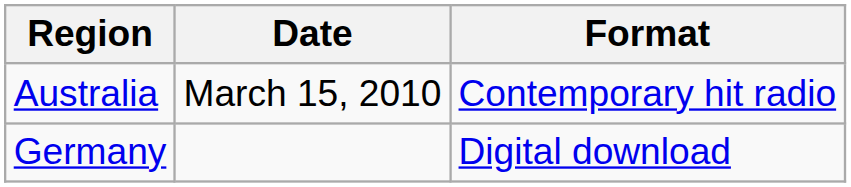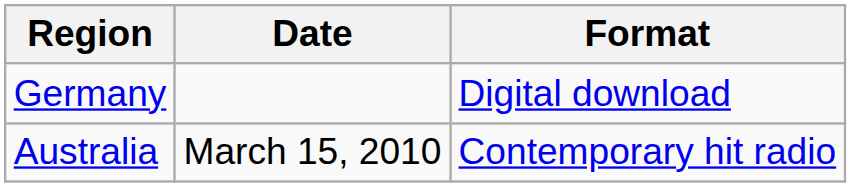rows swapped: (90, 151) <-> (86, 92)
